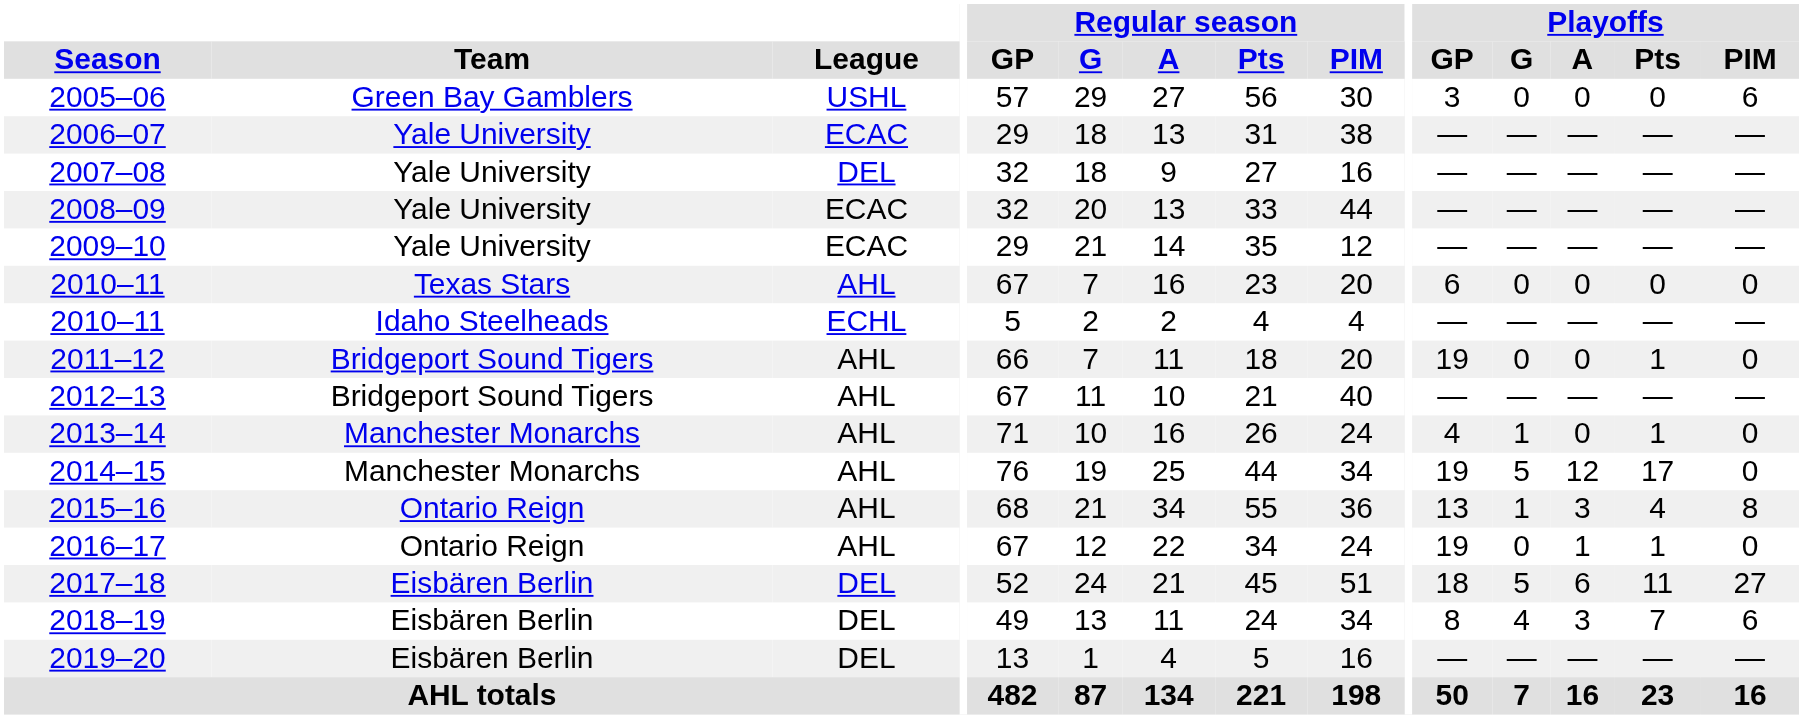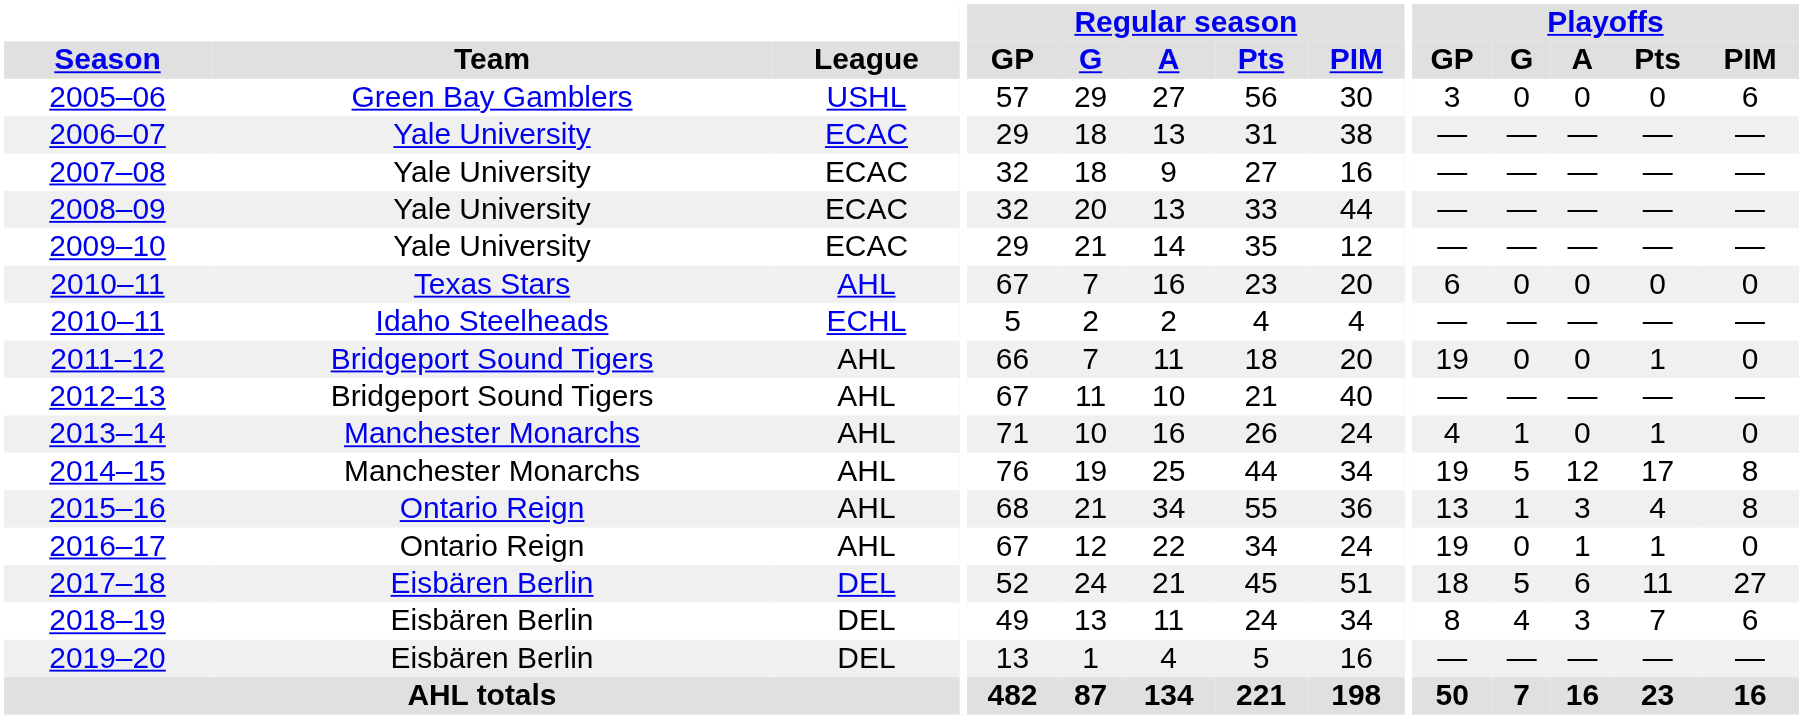(866, 171) DEL -> (866, 171) ECAC
(1750, 471) 0 -> (1750, 471) 8
